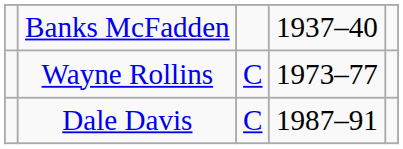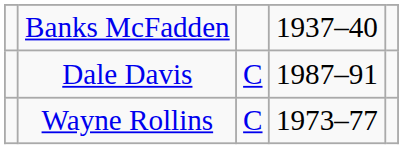rows swapped: (127, 73) <-> (127, 119)
